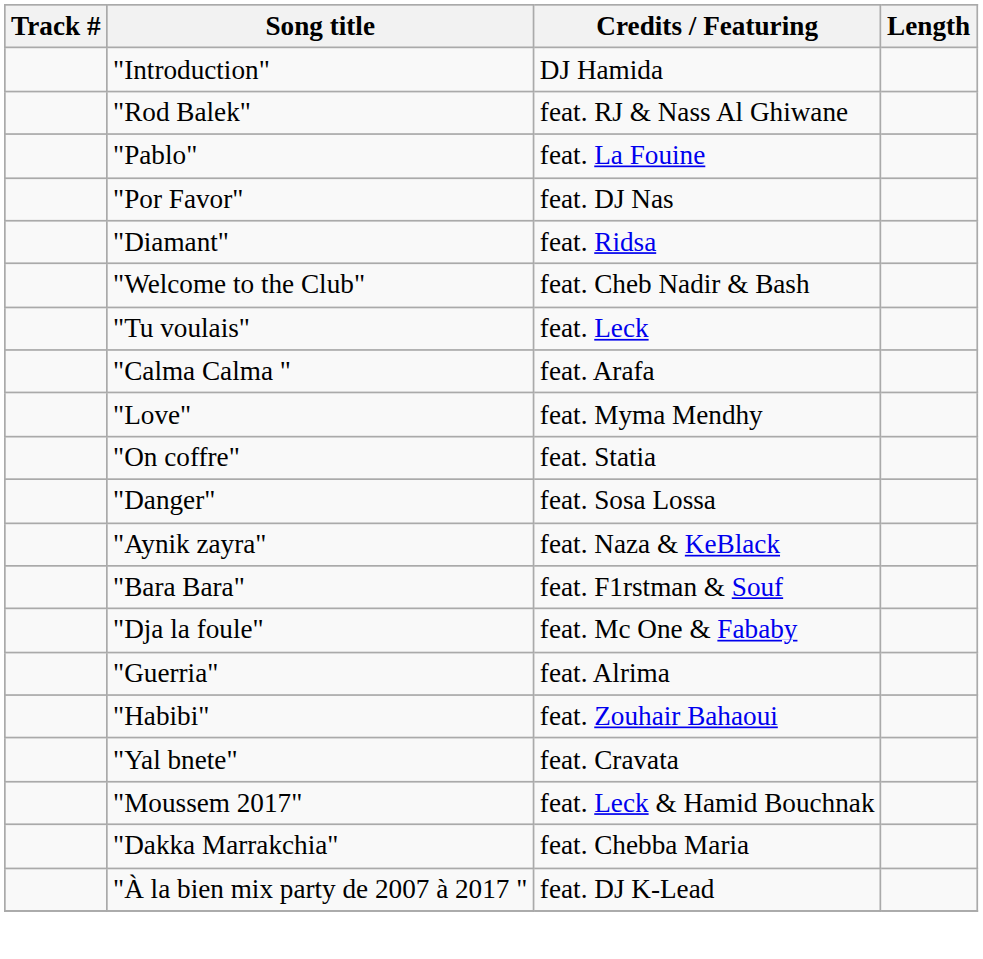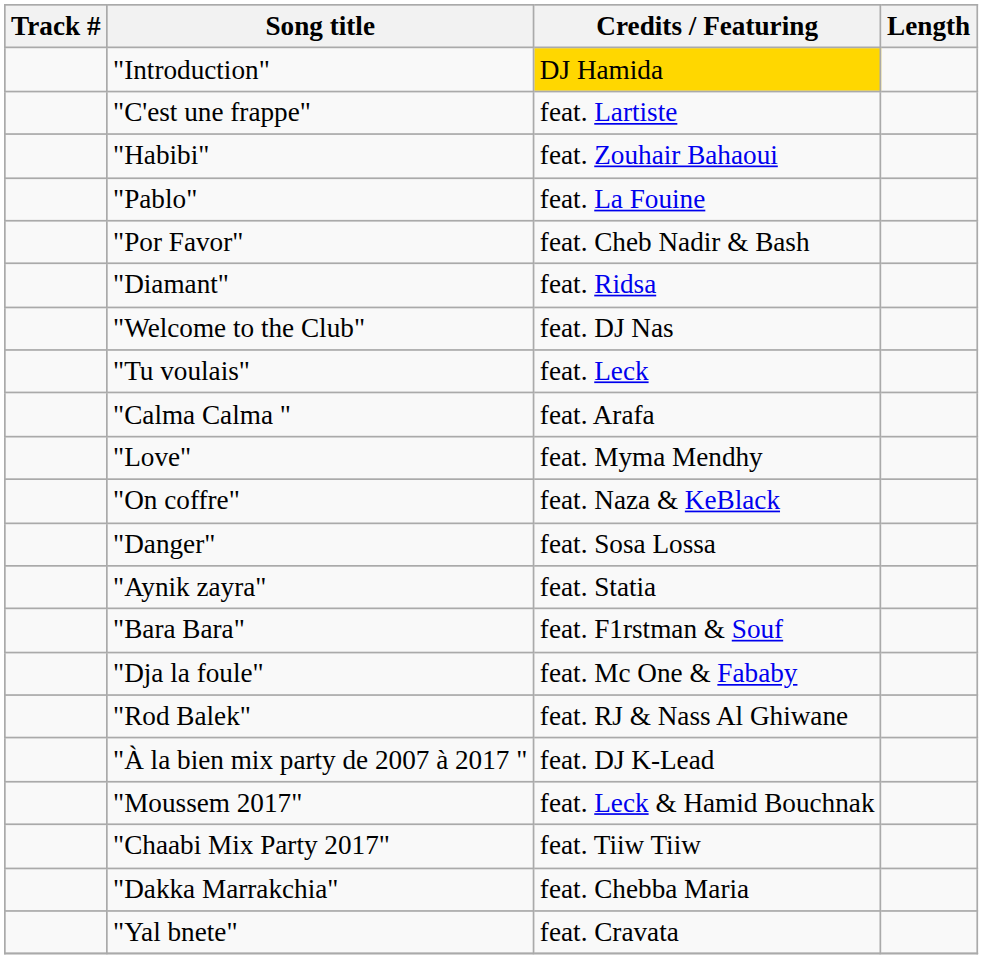(601, 69) no background -> (601, 69) gold background
+ row: (212, 112)
rows swapped: (161, 716) <-> (182, 112)
(607, 198) feat. DJ Nas -> (675, 241) feat. Cheb Nadir & Bash
(675, 284) feat. Cheb Nadir & Bash -> (607, 328) feat. DJ Nas
(598, 457) feat. Statia -> (660, 500) feat. Naza & KeBlack
(660, 543) feat. Naza & KeBlack -> (598, 586) feat. Statia
- row: (166, 673)
rows swapped: (175, 759) <-> (320, 888)
+ row: (251, 845)
